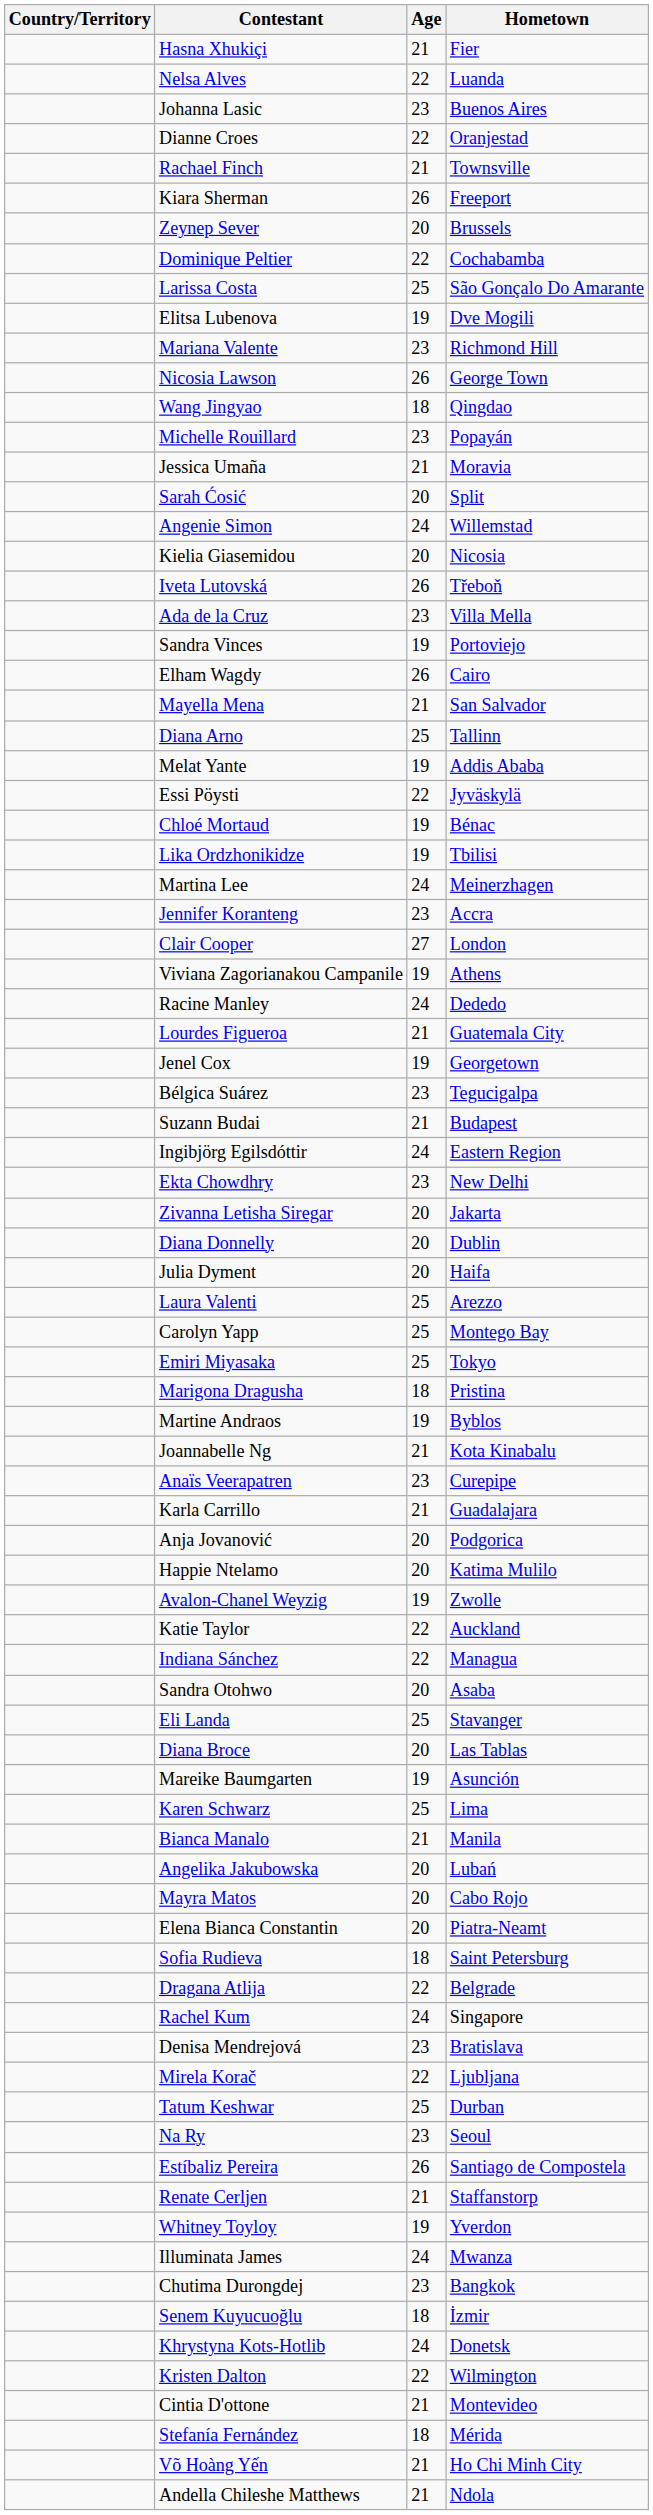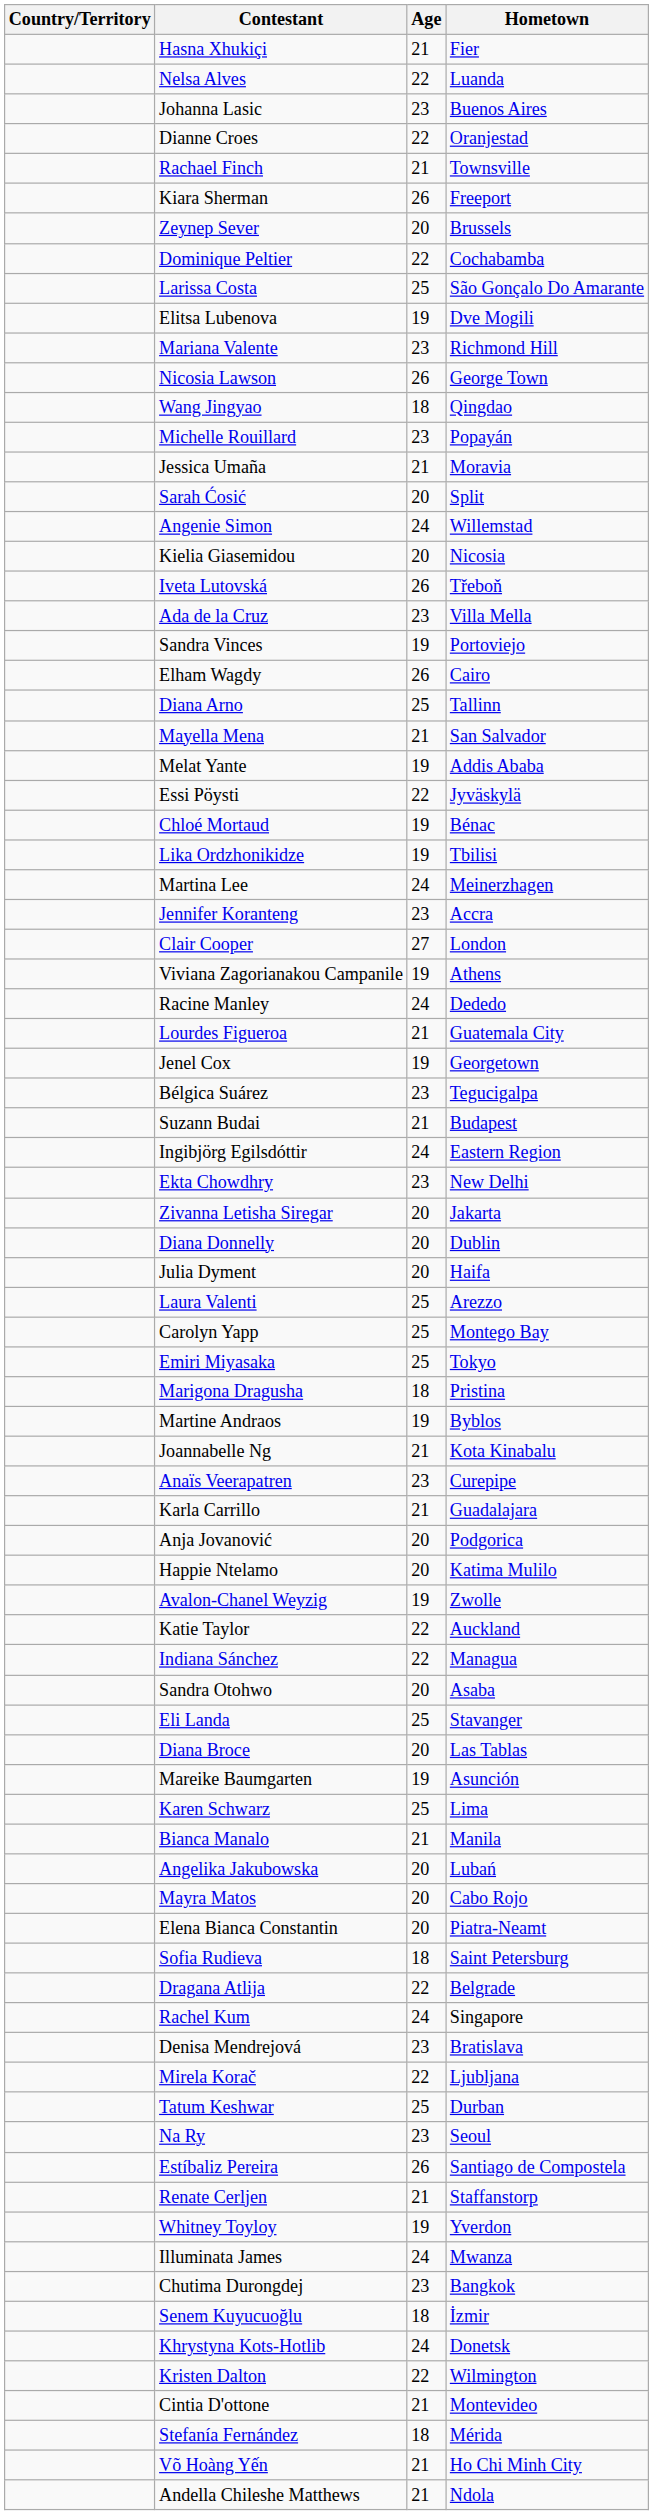rows swapped: (212, 705) <-> (201, 735)
